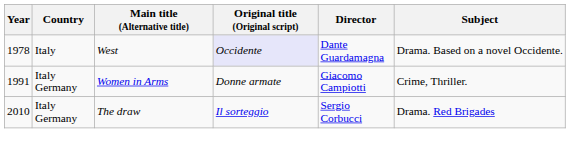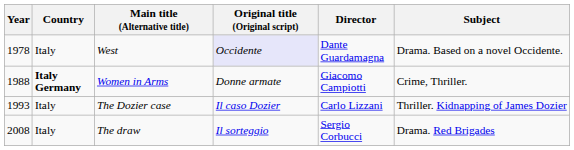(18, 81) 1991 -> (18, 81) 1988
(56, 81) normal -> (58, 81) bold
+ row: (134, 105)
(18, 112) 2010 -> (18, 130) 2008
(56, 112) Italy Germany -> (45, 130) Italy
